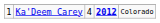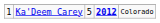(89, 11) 4 -> (89, 11) 5
